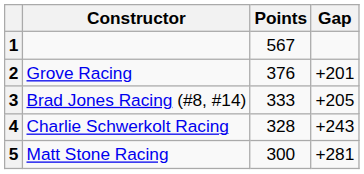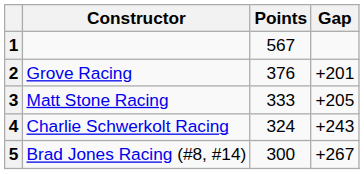(136, 100) Brad Jones Racing (#8, #14) -> (98, 100) Matt Stone Racing
(281, 127) 328 -> (281, 127) 324
(98, 154) Matt Stone Racing -> (136, 154) Brad Jones Racing (#8, #14)
(335, 154) +281 -> (335, 154) +267
